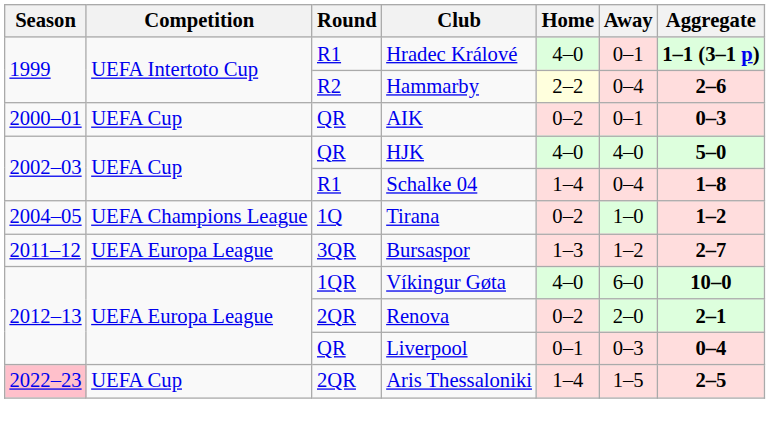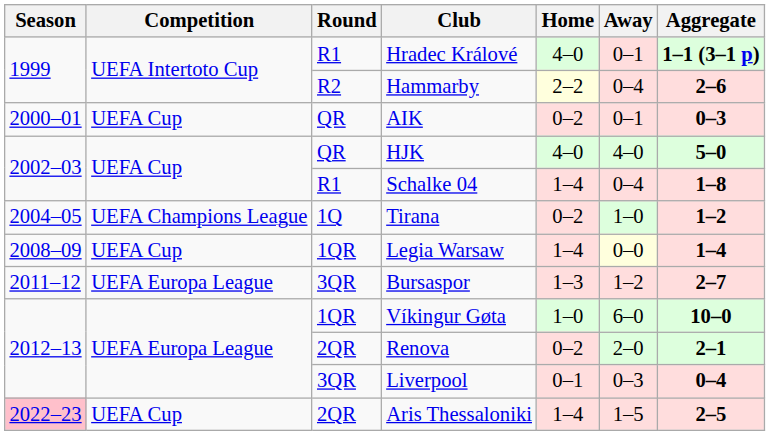+ row: (445, 250)
(568, 282) 4–0 -> (568, 315) 1–0
(331, 348) QR -> (336, 380) 3QR
